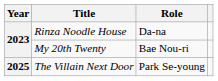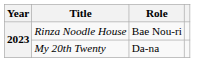(152, 31) Da-na -> (157, 31) Bae Nou-ri
(164, 48) Bae Nou-ri -> (145, 48) Da-na
- row: (84, 66)
